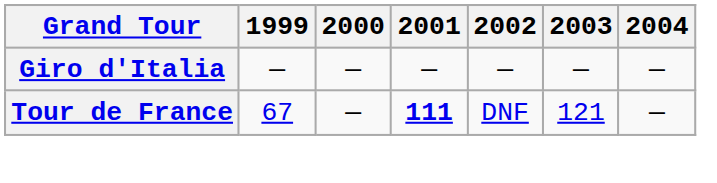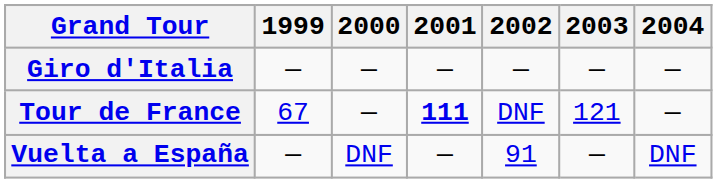+ row: (130, 156)
